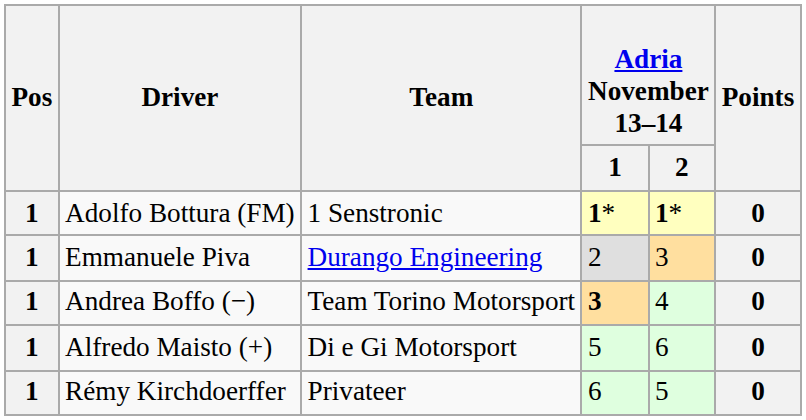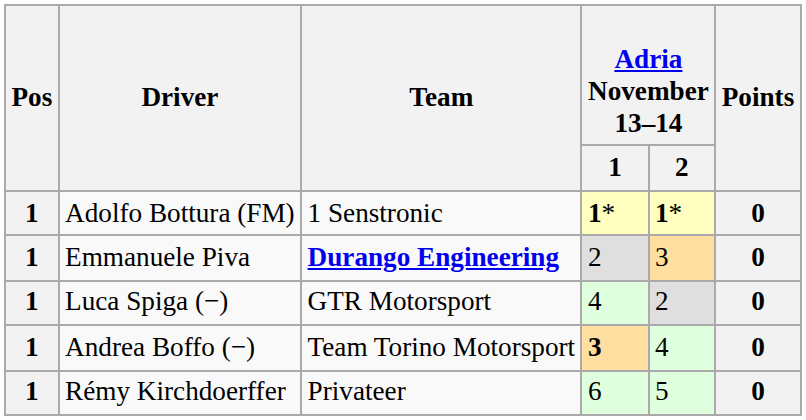(425, 257) normal -> (433, 257) bold
+ row: (147, 302)
- row: (169, 346)
